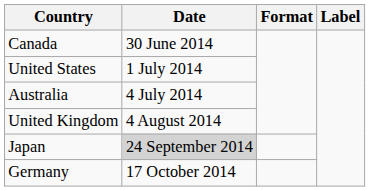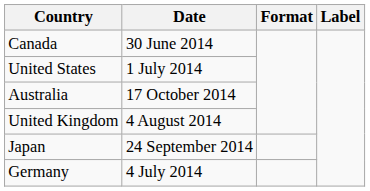(164, 95) 4 July 2014 -> (181, 95) 17 October 2014
(189, 146) lightgrey background -> (189, 146) no background
(181, 172) 17 October 2014 -> (164, 172) 4 July 2014
